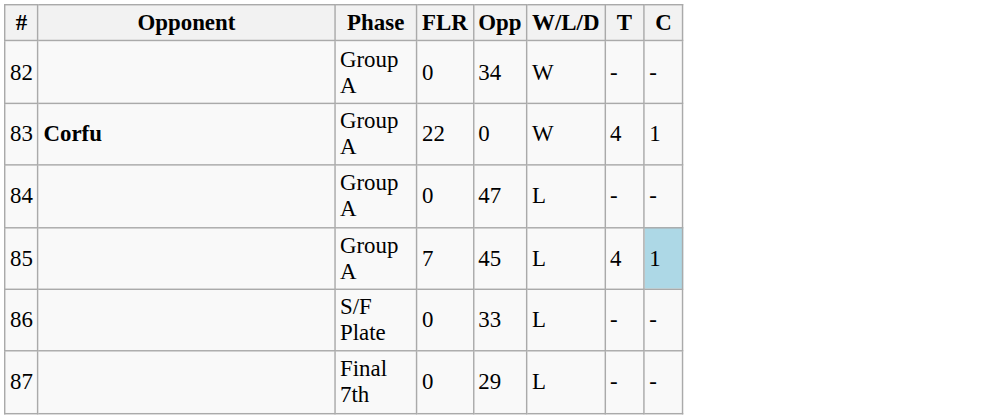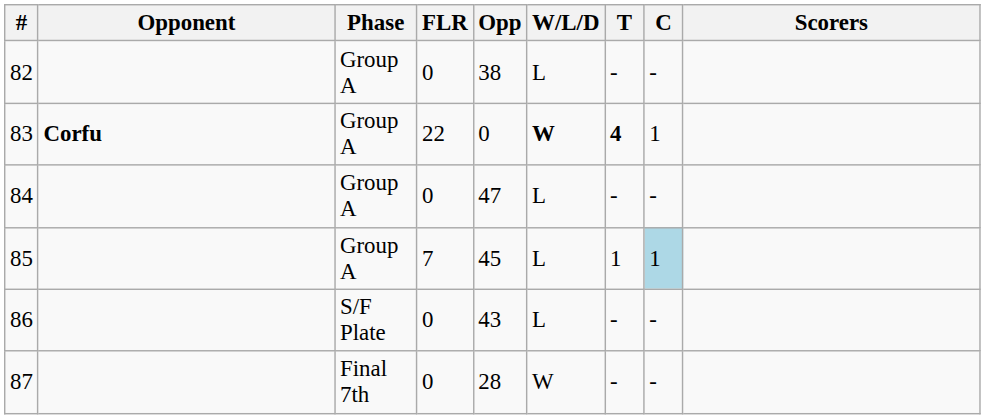+ column: (831, 22)
(490, 71) 34 -> (490, 71) 38
(543, 71) W -> (539, 71) L
(543, 133) normal -> (544, 133) bold
(616, 133) normal -> (616, 133) bold
(616, 257) 4 -> (616, 257) 1
(490, 319) 33 -> (490, 319) 43
(490, 381) 29 -> (490, 381) 28
(539, 381) L -> (543, 381) W
